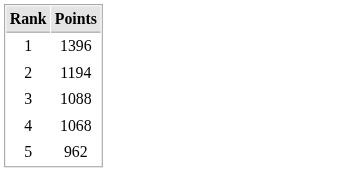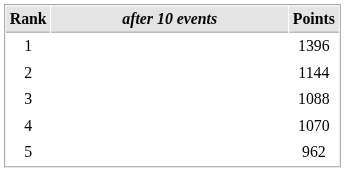+ column: (170, 18)
(76, 72) 1194 -> (314, 72) 1144
(76, 125) 1068 -> (314, 125) 1070
